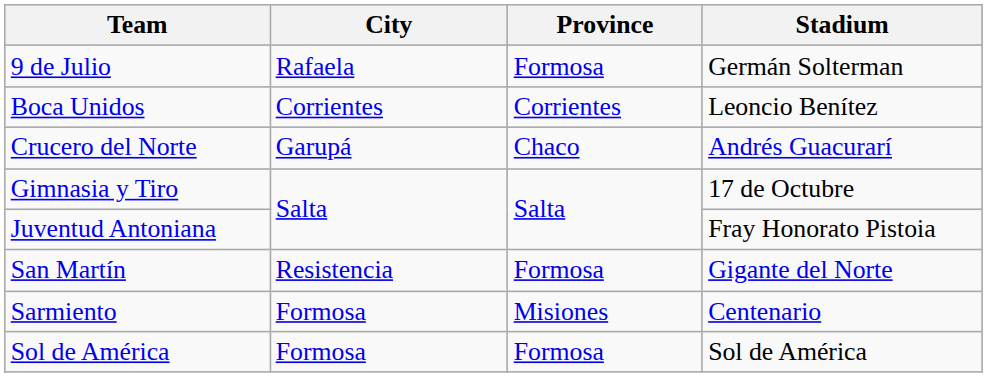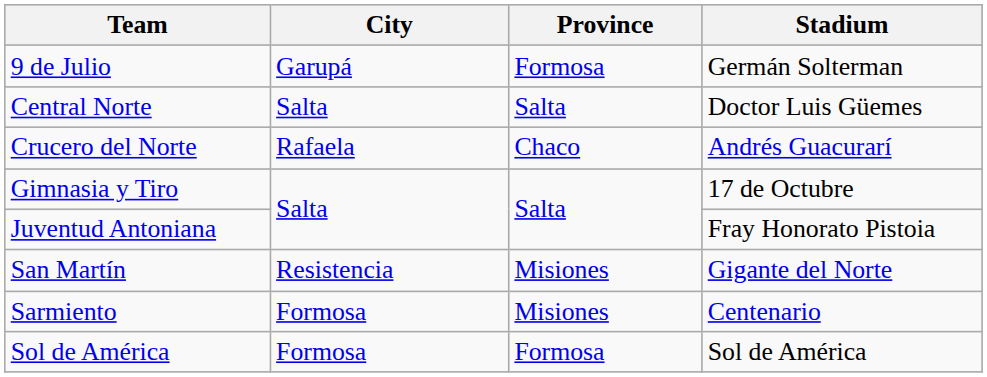(315, 65) Rafaela -> (314, 65) Garupá
- row: (78, 106)
+ row: (81, 106)
(314, 147) Garupá -> (315, 147) Rafaela
(559, 270) Formosa -> (562, 270) Misiones
